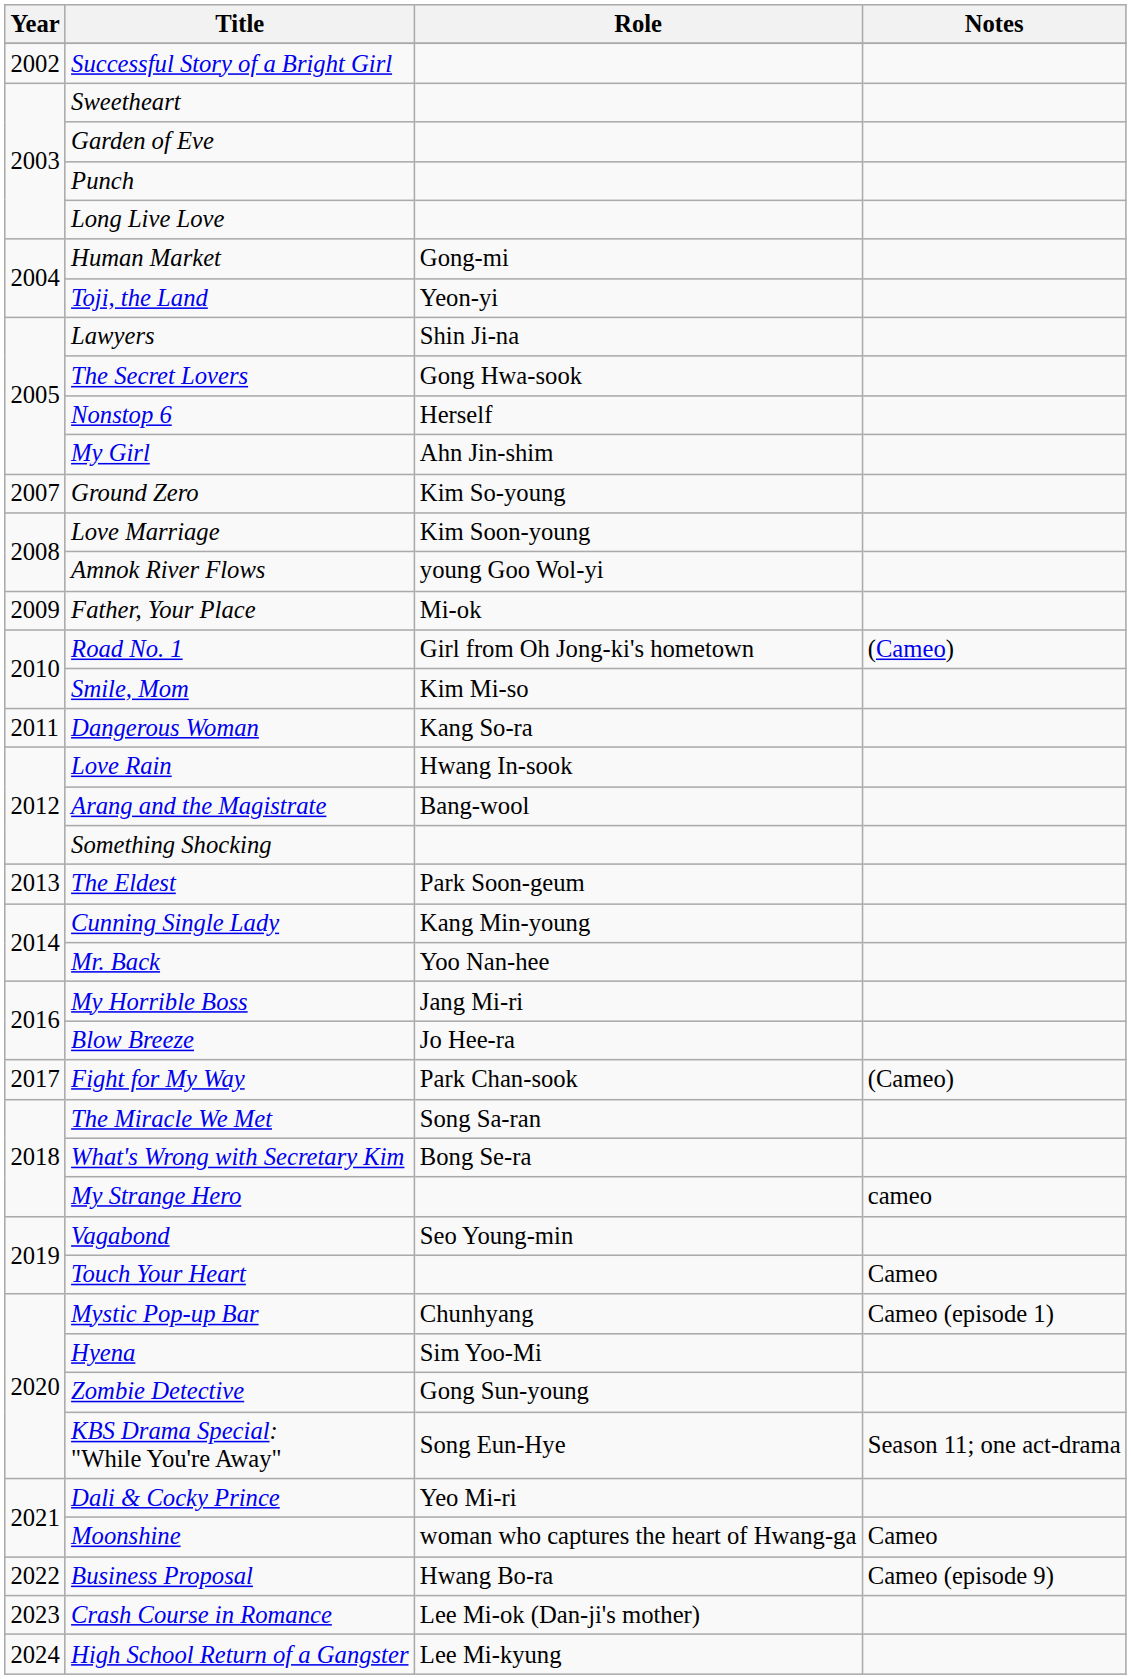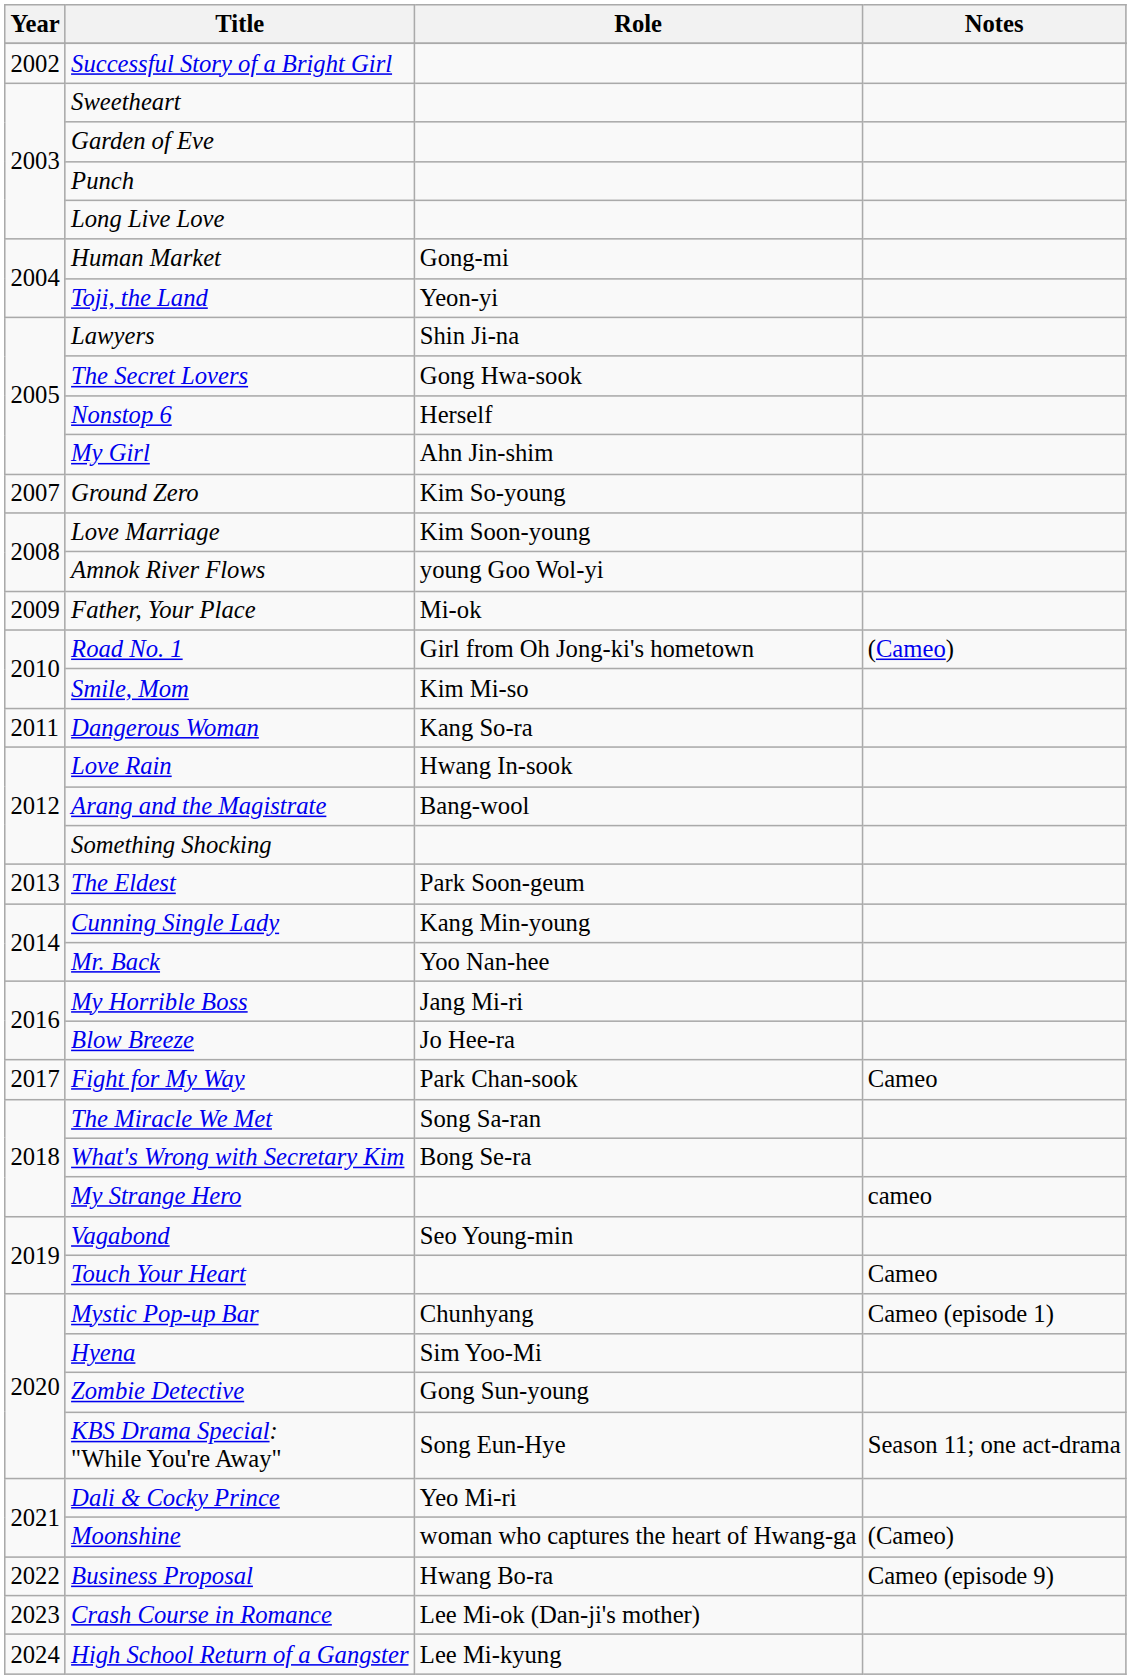(911, 1079) (Cameo) -> (903, 1079) Cameo
(903, 1536) Cameo -> (911, 1536) (Cameo)
